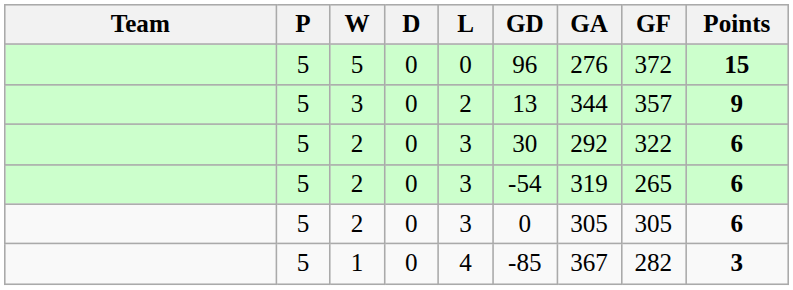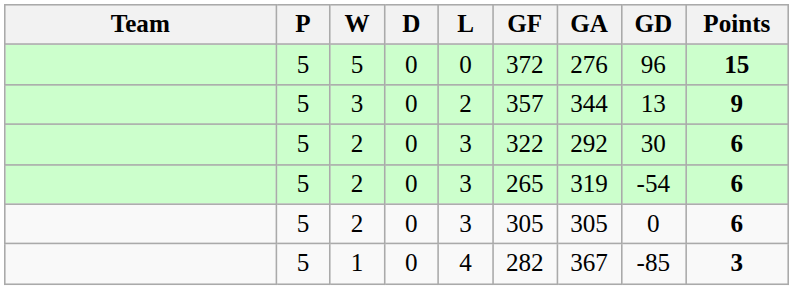columns swapped: (653, 24) <-> (525, 24)
